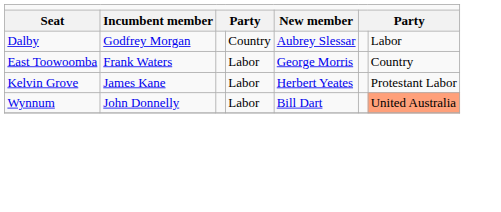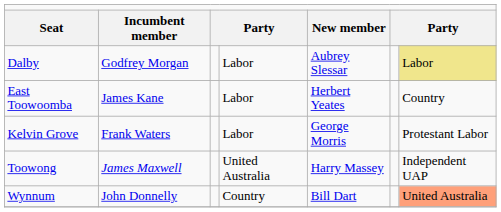(250, 41) Country -> (238, 63) Labor
(386, 41) no background -> (418, 63) khaki background
(138, 61) Frank Waters -> (132, 98) James Kane
(315, 61) George Morris -> (330, 98) Herbert Yeates
(134, 82) James Kane -> (136, 133) Frank Waters
(315, 82) Herbert Yeates -> (330, 133) George Morris
+ row: (32, 168)
(244, 102) Labor -> (244, 196) Country
